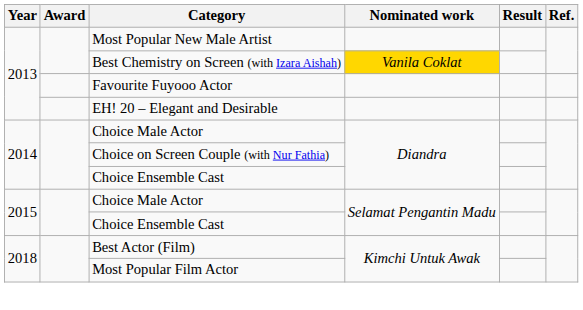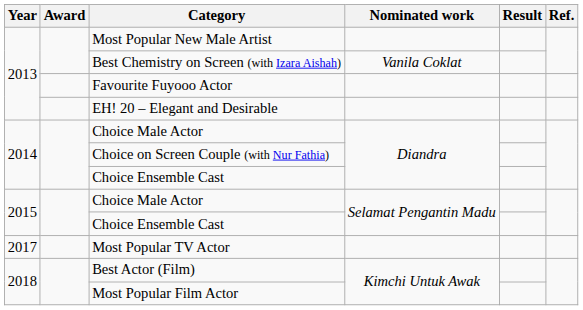(422, 62) gold background -> (422, 62) no background
+ row: (22, 246)
